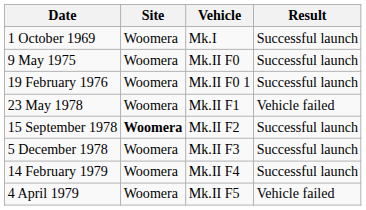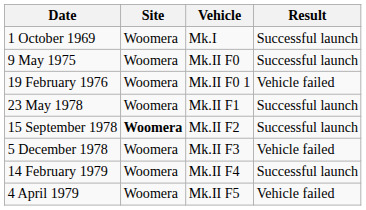(307, 82) Successful launch -> (296, 82) Vehicle failed
(296, 104) Vehicle failed -> (307, 104) Successful launch
(307, 149) Successful launch -> (296, 149) Vehicle failed
